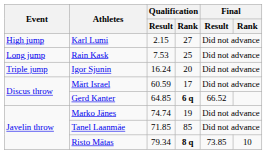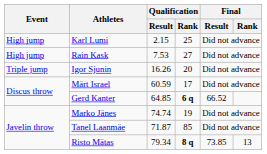(188, 41) 27 -> (188, 41) 25
(26, 55) Long jump -> (25, 55) High jump
(188, 55) 25 -> (188, 55) 27
(161, 70) 16.24 -> (161, 70) 16.26
(161, 128) 71.85 -> (161, 128) 71.87
(247, 142) 10 -> (247, 142) 13
